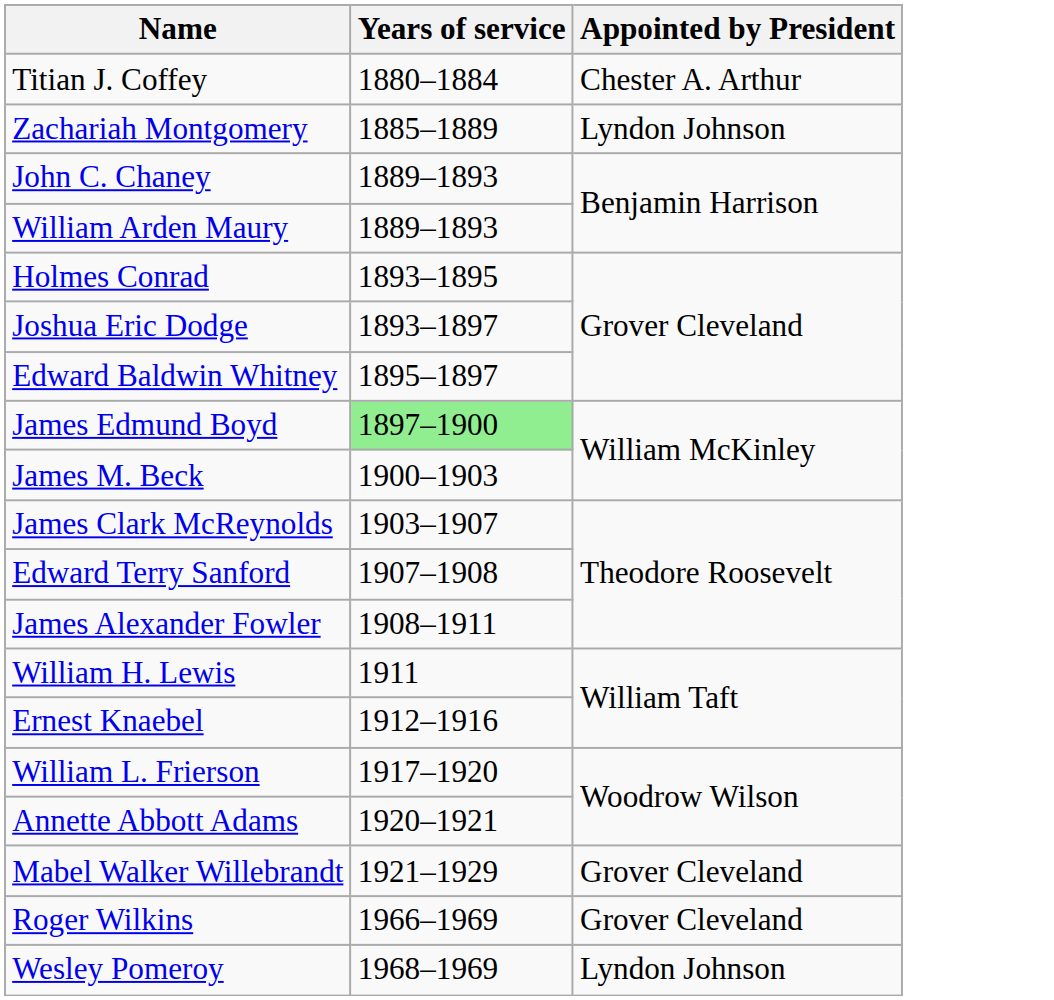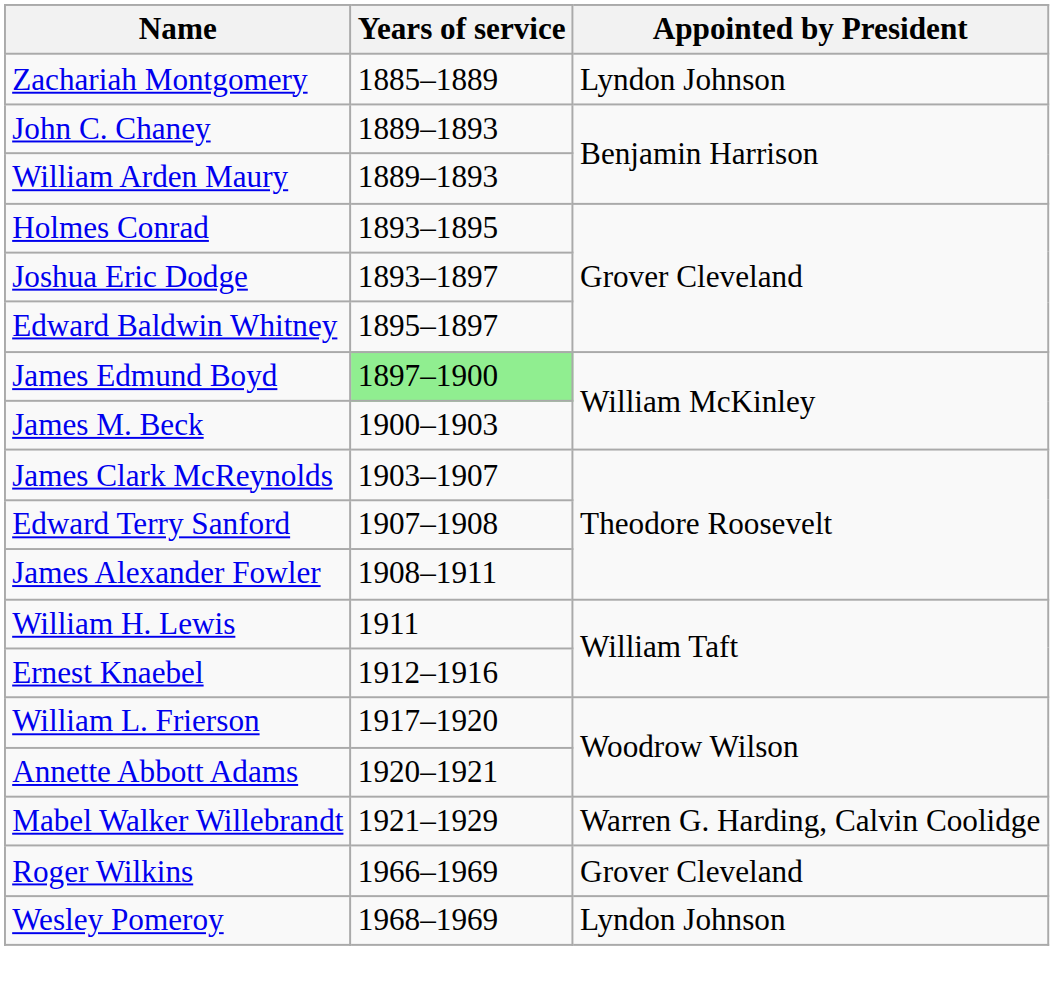- row: (110, 78)
(691, 870) Grover Cleveland -> (810, 820) Warren G. Harding, Calvin Coolidge
